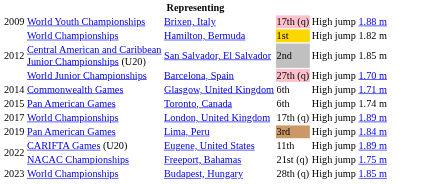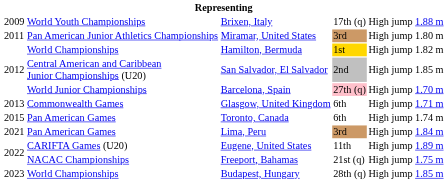(293, 21) pink background -> (350, 21) no background
+ row: (268, 36)
(14, 89) 2014 -> (14, 103) 2013
- row: (217, 117)
(14, 132) 2019 -> (14, 132) 2021
